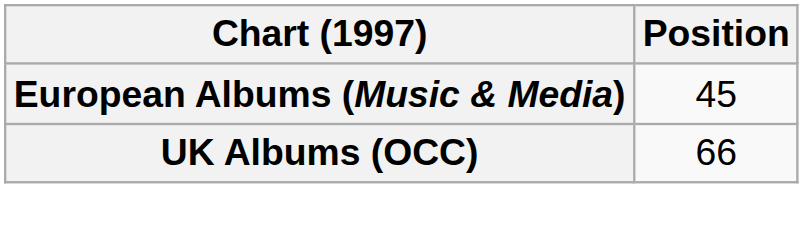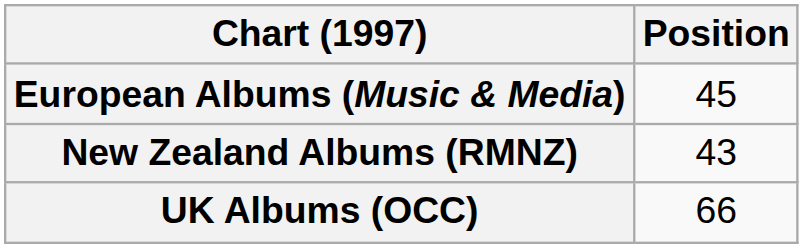+ row: (320, 152)
